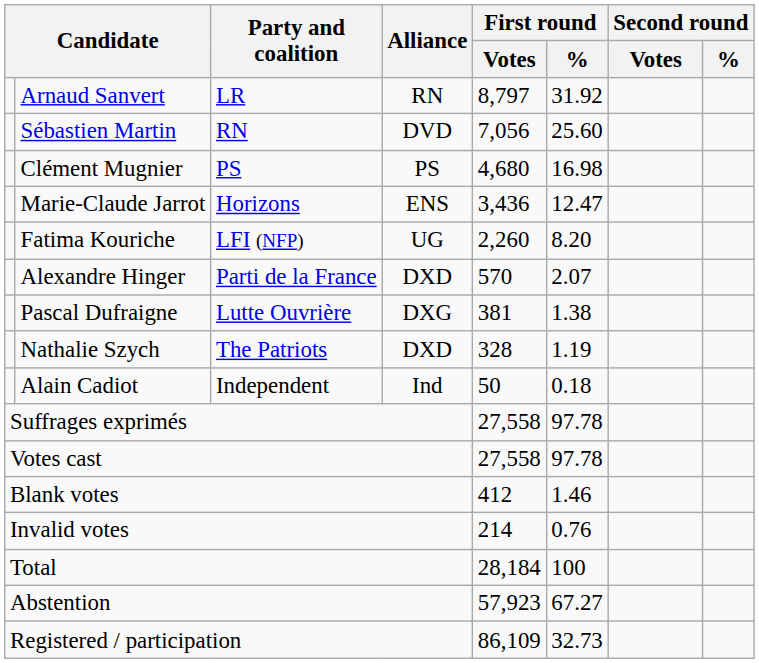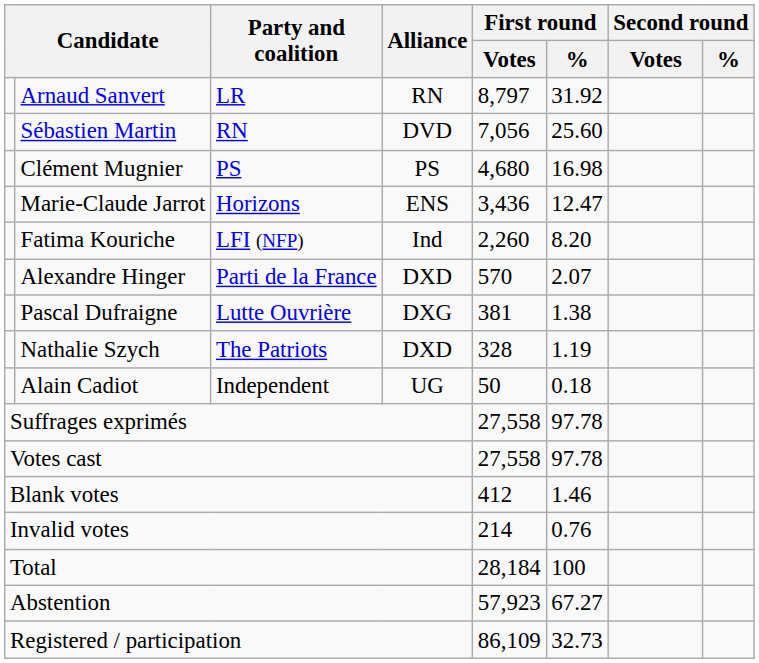(427, 240) UG -> (427, 240) Ind
(427, 385) Ind -> (427, 385) UG
